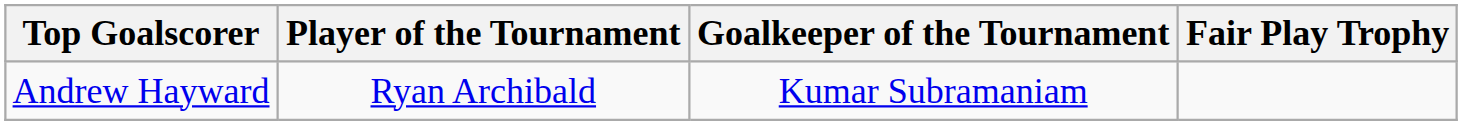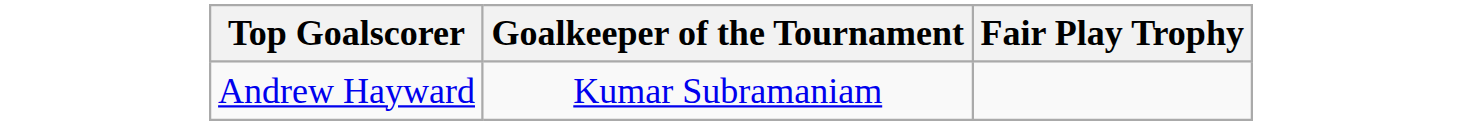- column: (483, 33)
